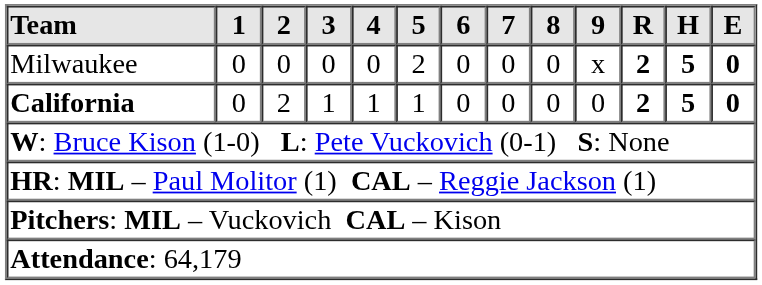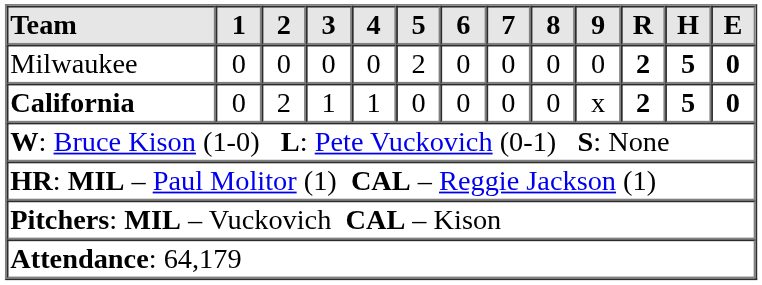(598, 63) x -> (598, 63) 0
(419, 102) 1 -> (419, 102) 0
(598, 102) 0 -> (598, 102) x
